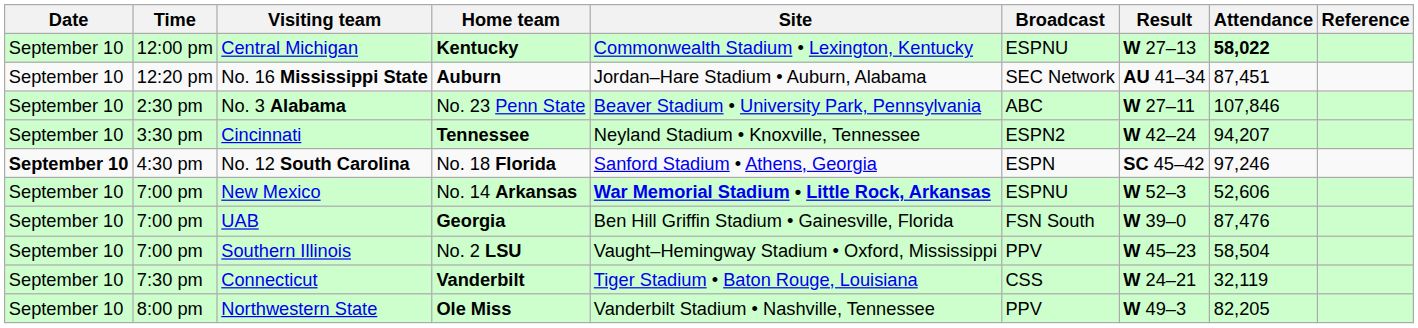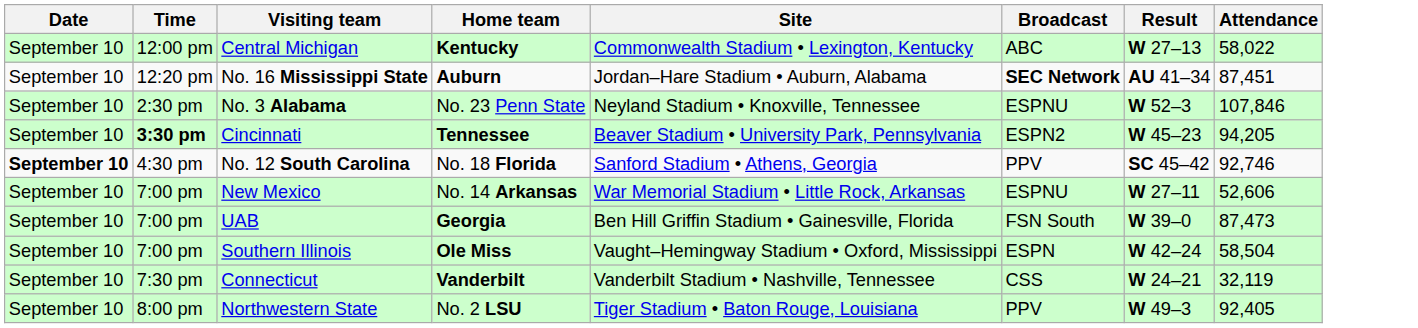- column: (1366, 19)
(1037, 48) ESPNU -> (1024, 48) ABC
(1242, 48) bold -> (1247, 48) normal
(1060, 77) normal -> (1063, 77) bold
(787, 106) Beaver Stadium • University Park, Pennsylvania -> (757, 106) Neyland Stadium • Knoxville, Tennessee
(1024, 106) ABC -> (1037, 106) ESPNU
(1159, 106) W 27–11 -> (1160, 106) W 52–3
(170, 135) normal -> (171, 135) bold
(757, 135) Neyland Stadium • Knoxville, Tennessee -> (787, 135) Beaver Stadium • University Park, Pennsylvania
(1160, 135) W 42–24 -> (1165, 135) W 45–23
(1242, 135) 94,207 -> (1247, 135) 94,205
(1030, 164) ESPN -> (1024, 164) PPV
(1242, 164) 97,246 -> (1247, 164) 92,746
(792, 192) bold -> (780, 192) normal
(1155, 192) W 52–3 -> (1164, 192) W 27–11
(1242, 221) 87,476 -> (1247, 221) 87,473
(479, 250) No. 2 LSU -> (474, 250) Ole Miss
(1024, 250) PPV -> (1030, 250) ESPN
(1160, 250) W 45–23 -> (1165, 250) W 42–24
(756, 279) Tiger Stadium • Baton Rouge, Louisiana -> (764, 279) Vanderbilt Stadium • Nashville, Tennessee
(474, 308) Ole Miss -> (479, 308) No. 2 LSU
(764, 308) Vanderbilt Stadium • Nashville, Tennessee -> (756, 308) Tiger Stadium • Baton Rouge, Louisiana
(1242, 308) 82,205 -> (1247, 308) 92,405
